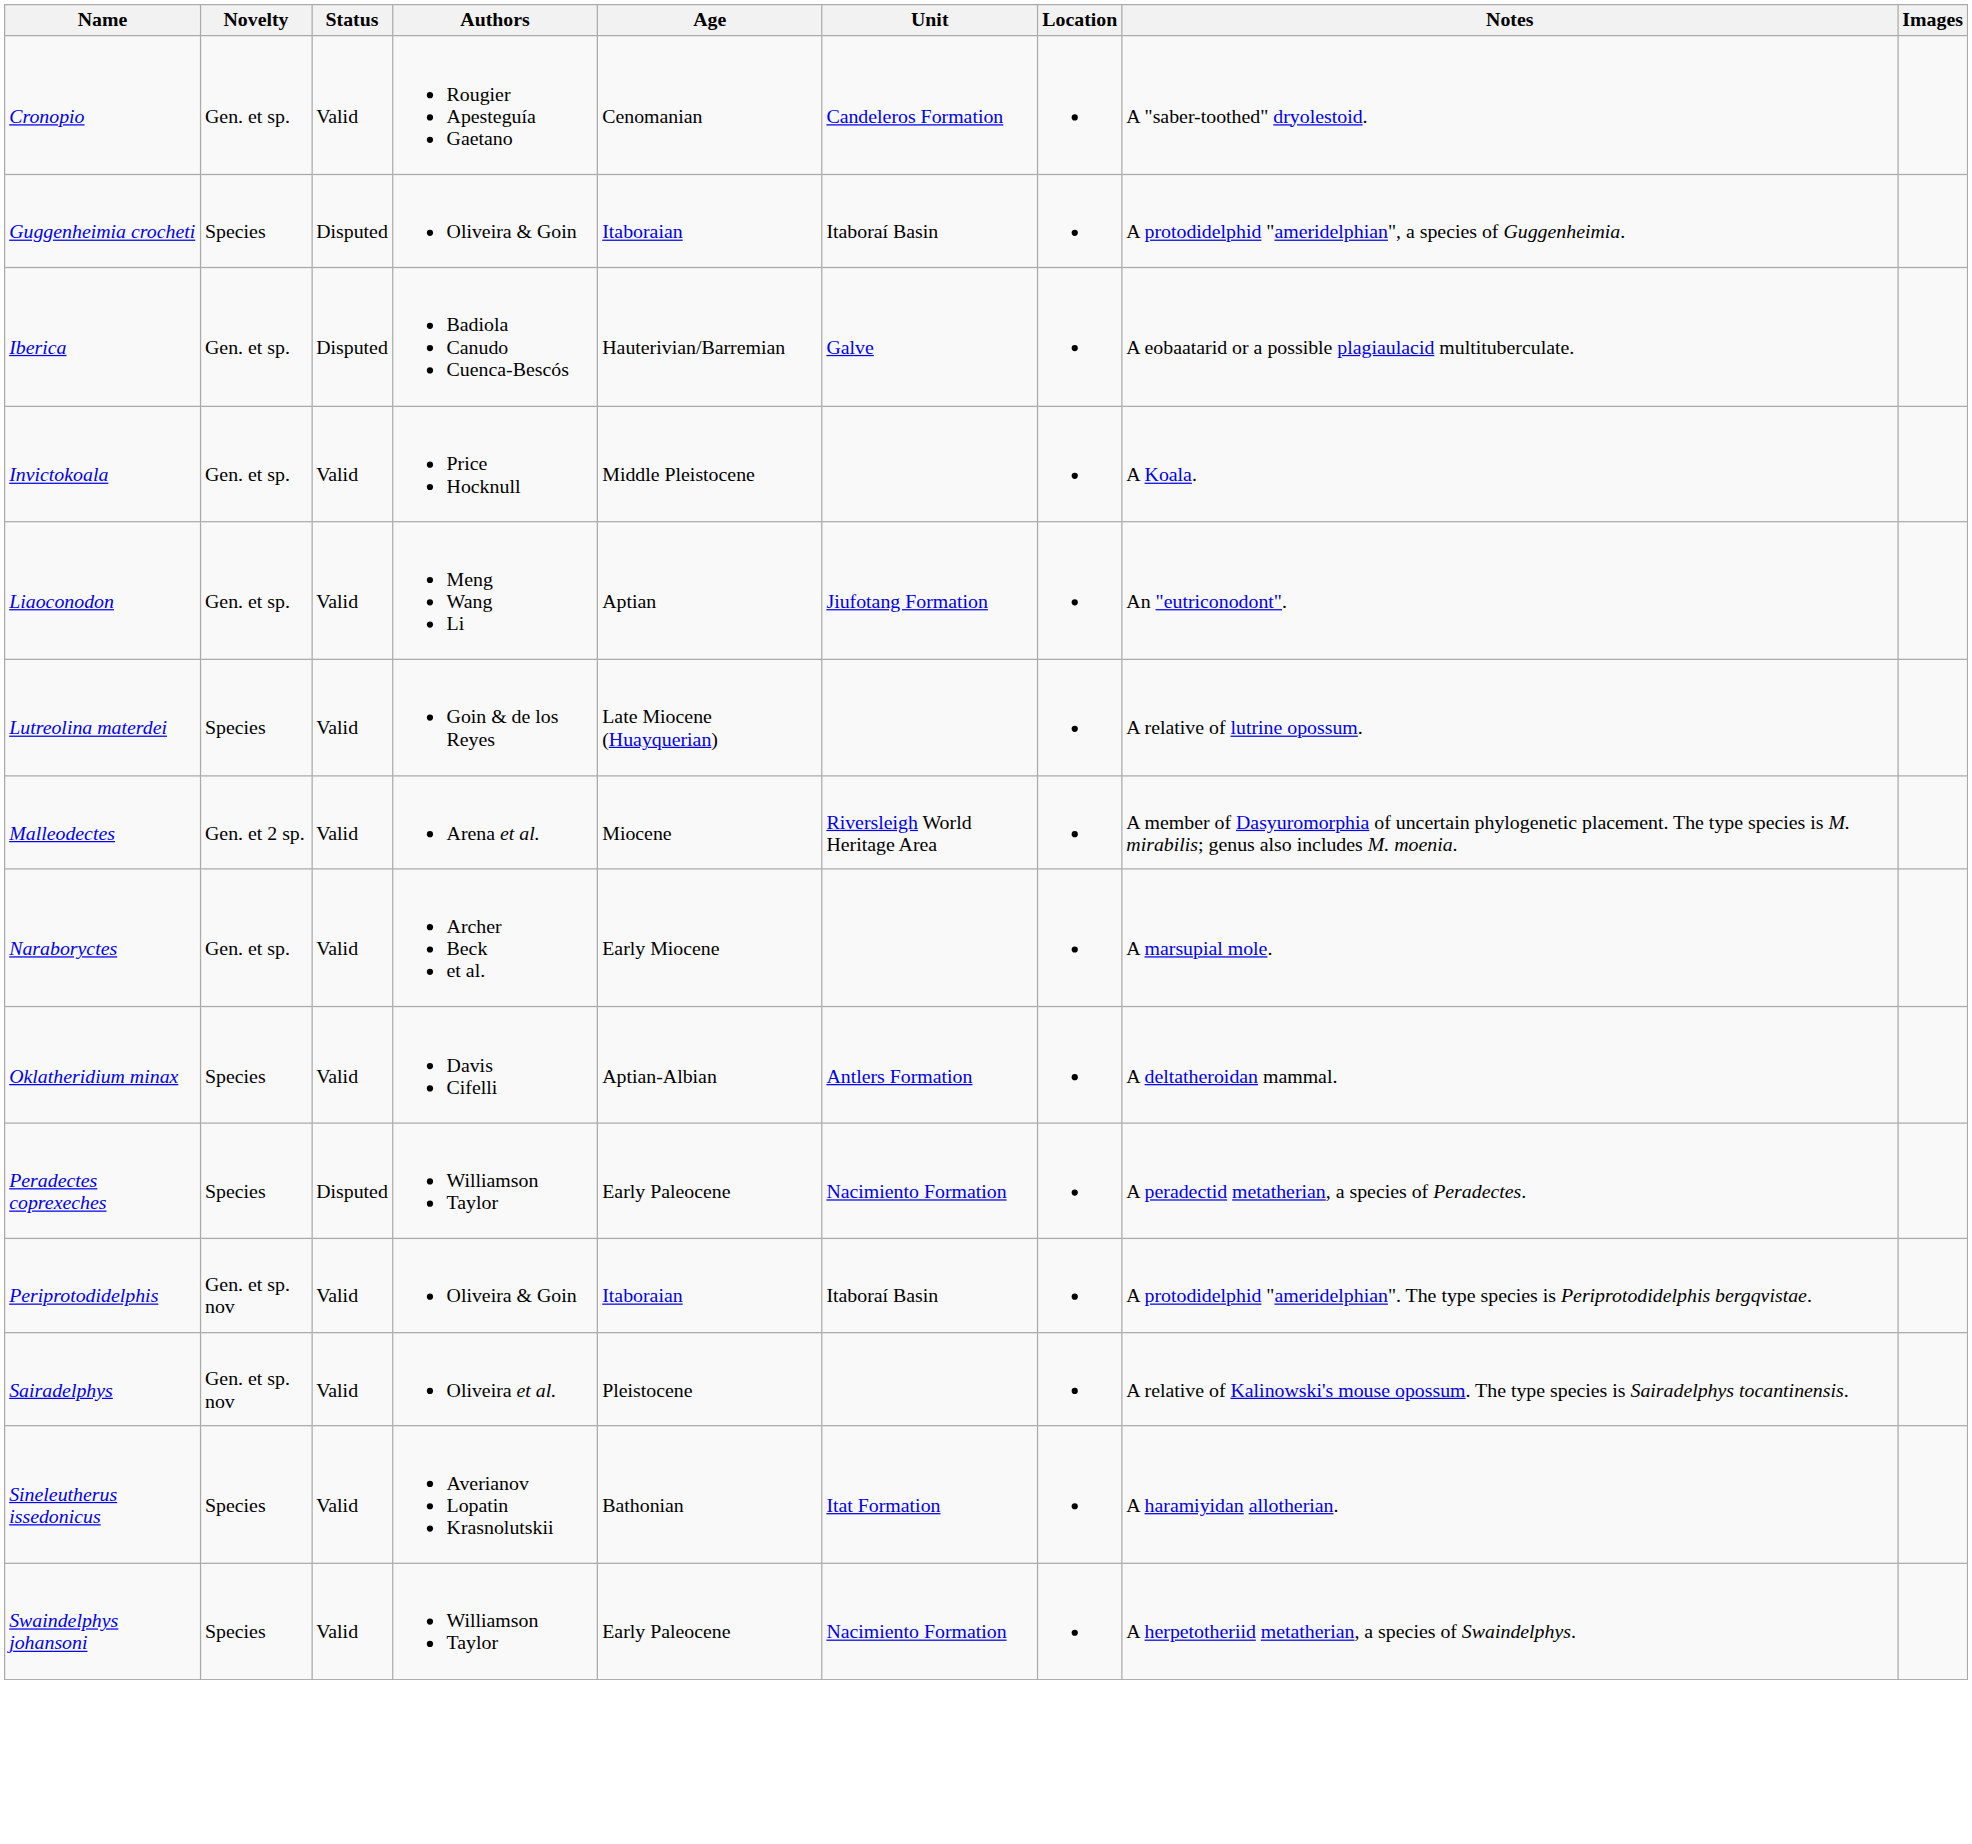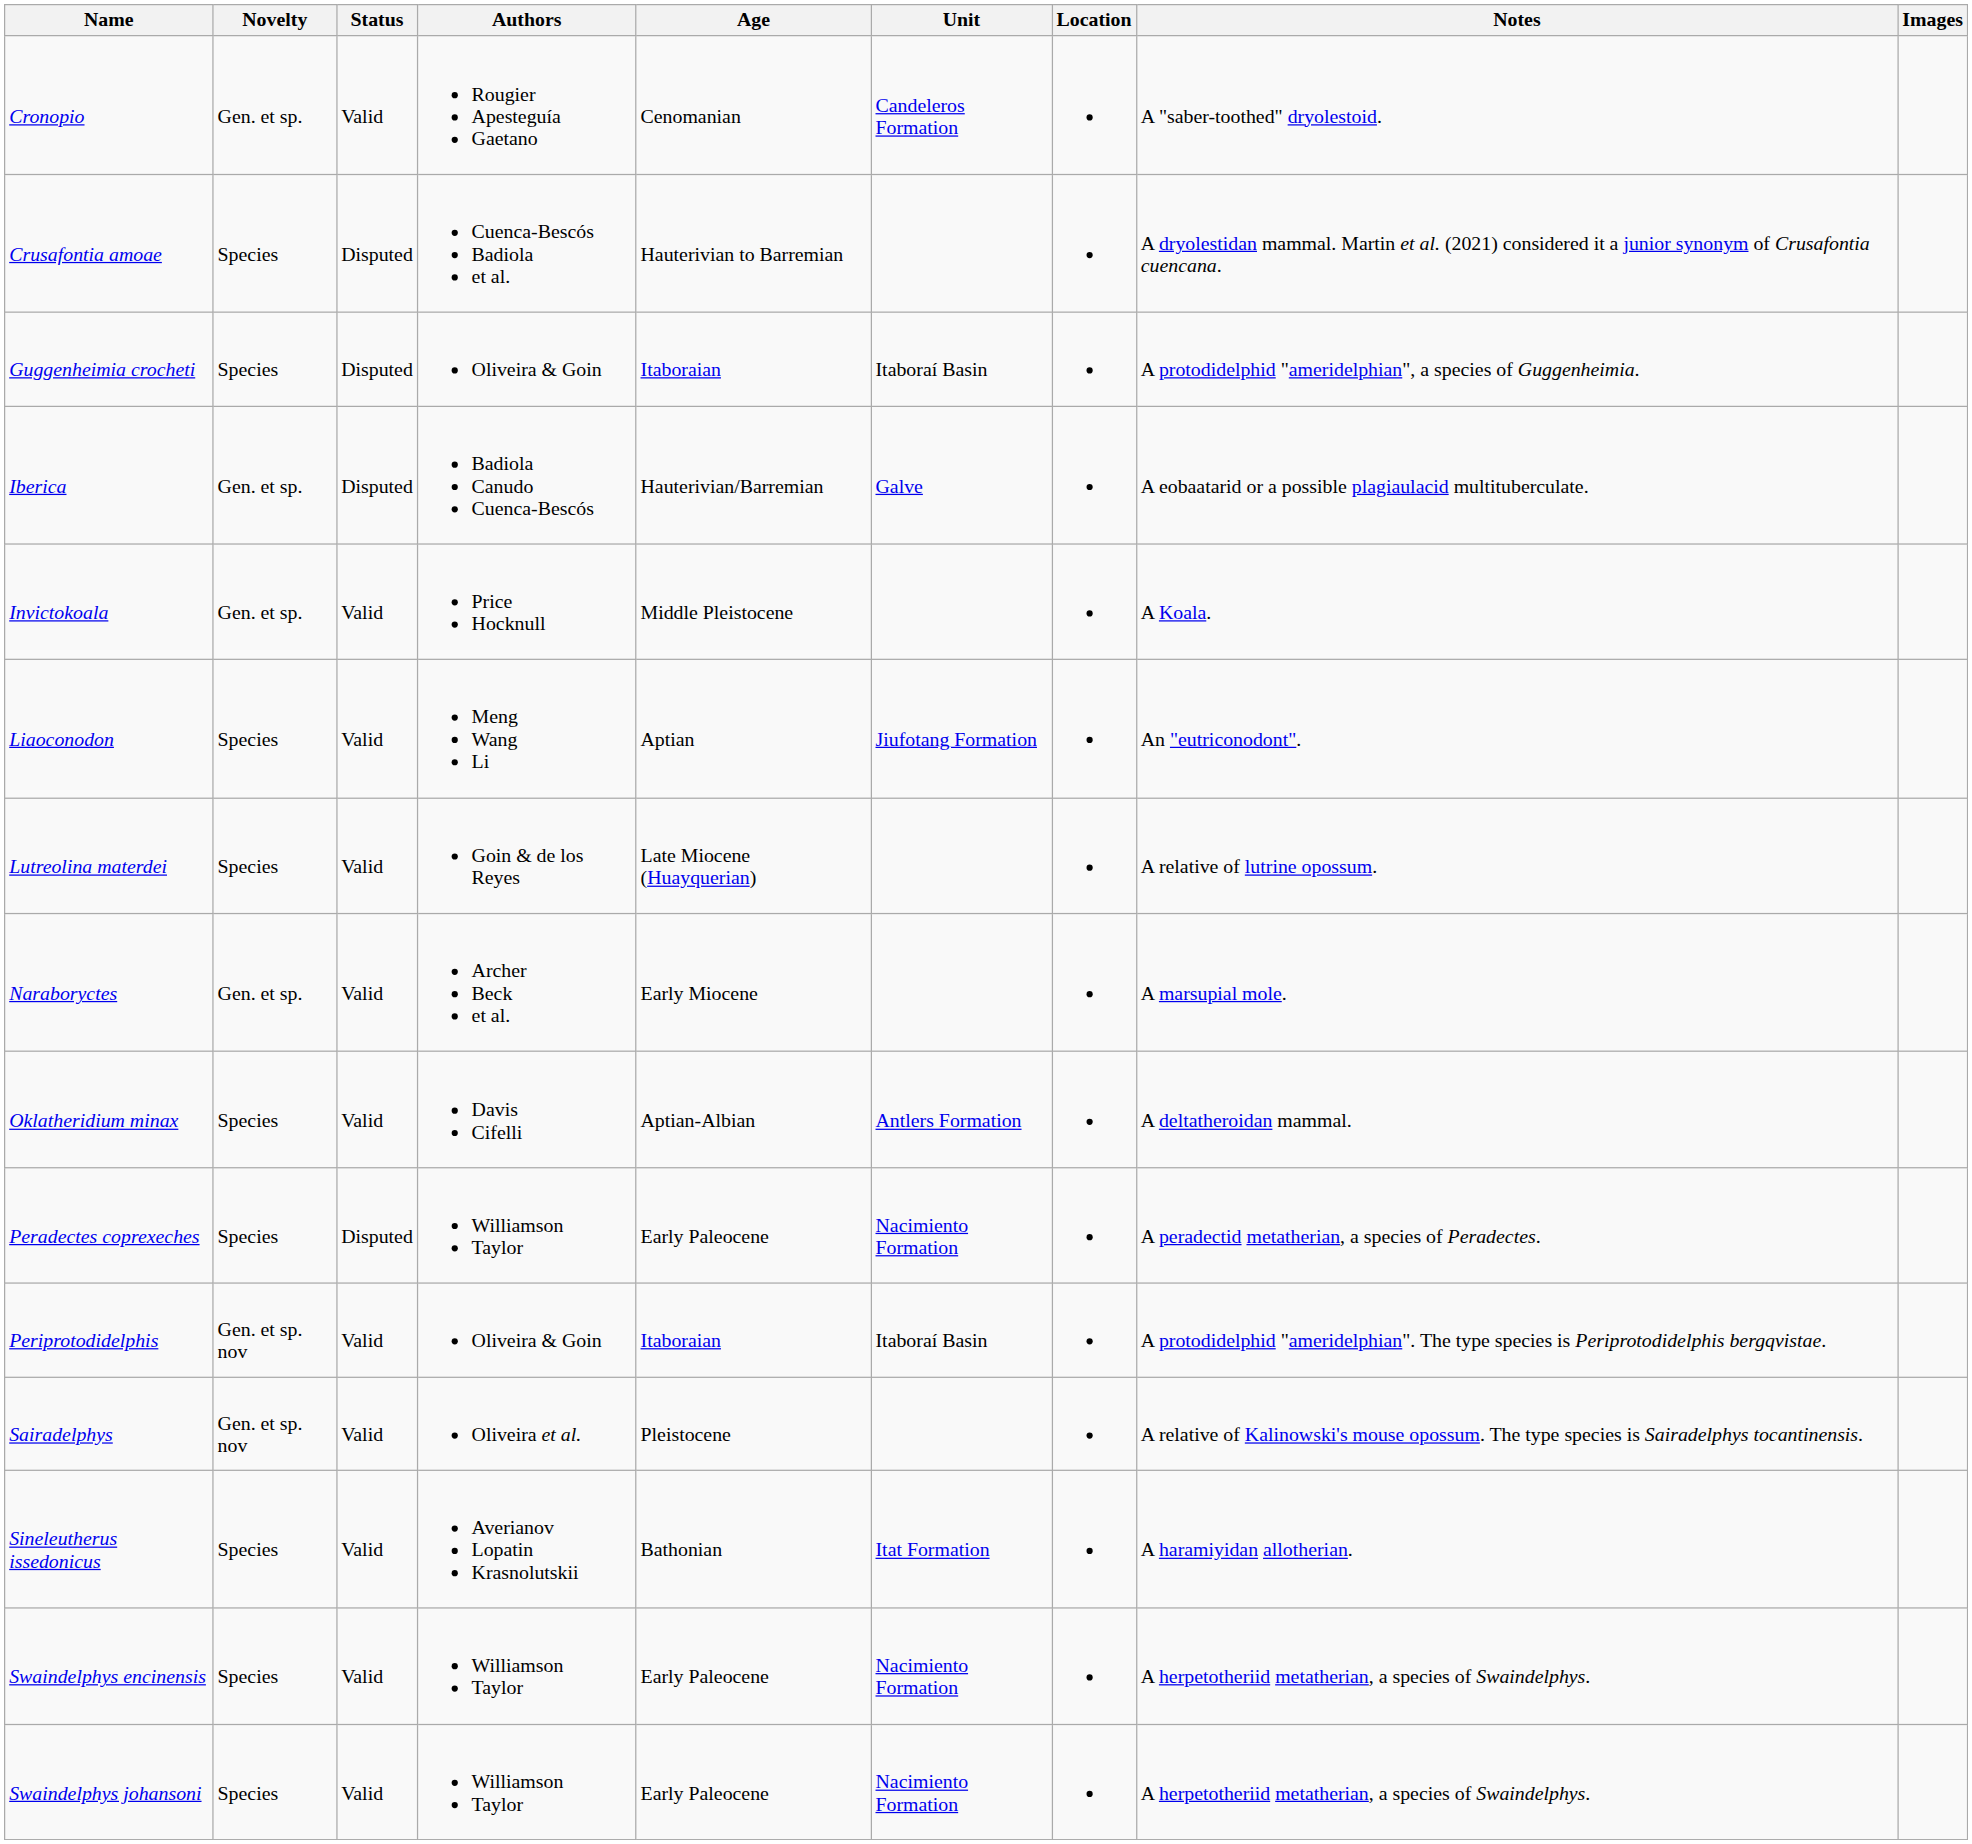+ row: (86, 254)
(247, 601) Gen. et sp. -> (248, 739) Species
- row: (62, 833)
+ row: (108, 1677)
